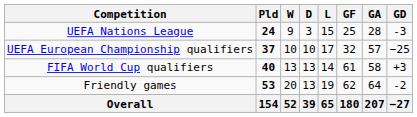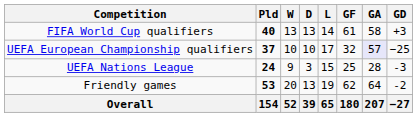rows swapped: (130, 67) <-> (130, 31)
(375, 49) no background -> (375, 49) lavender background
